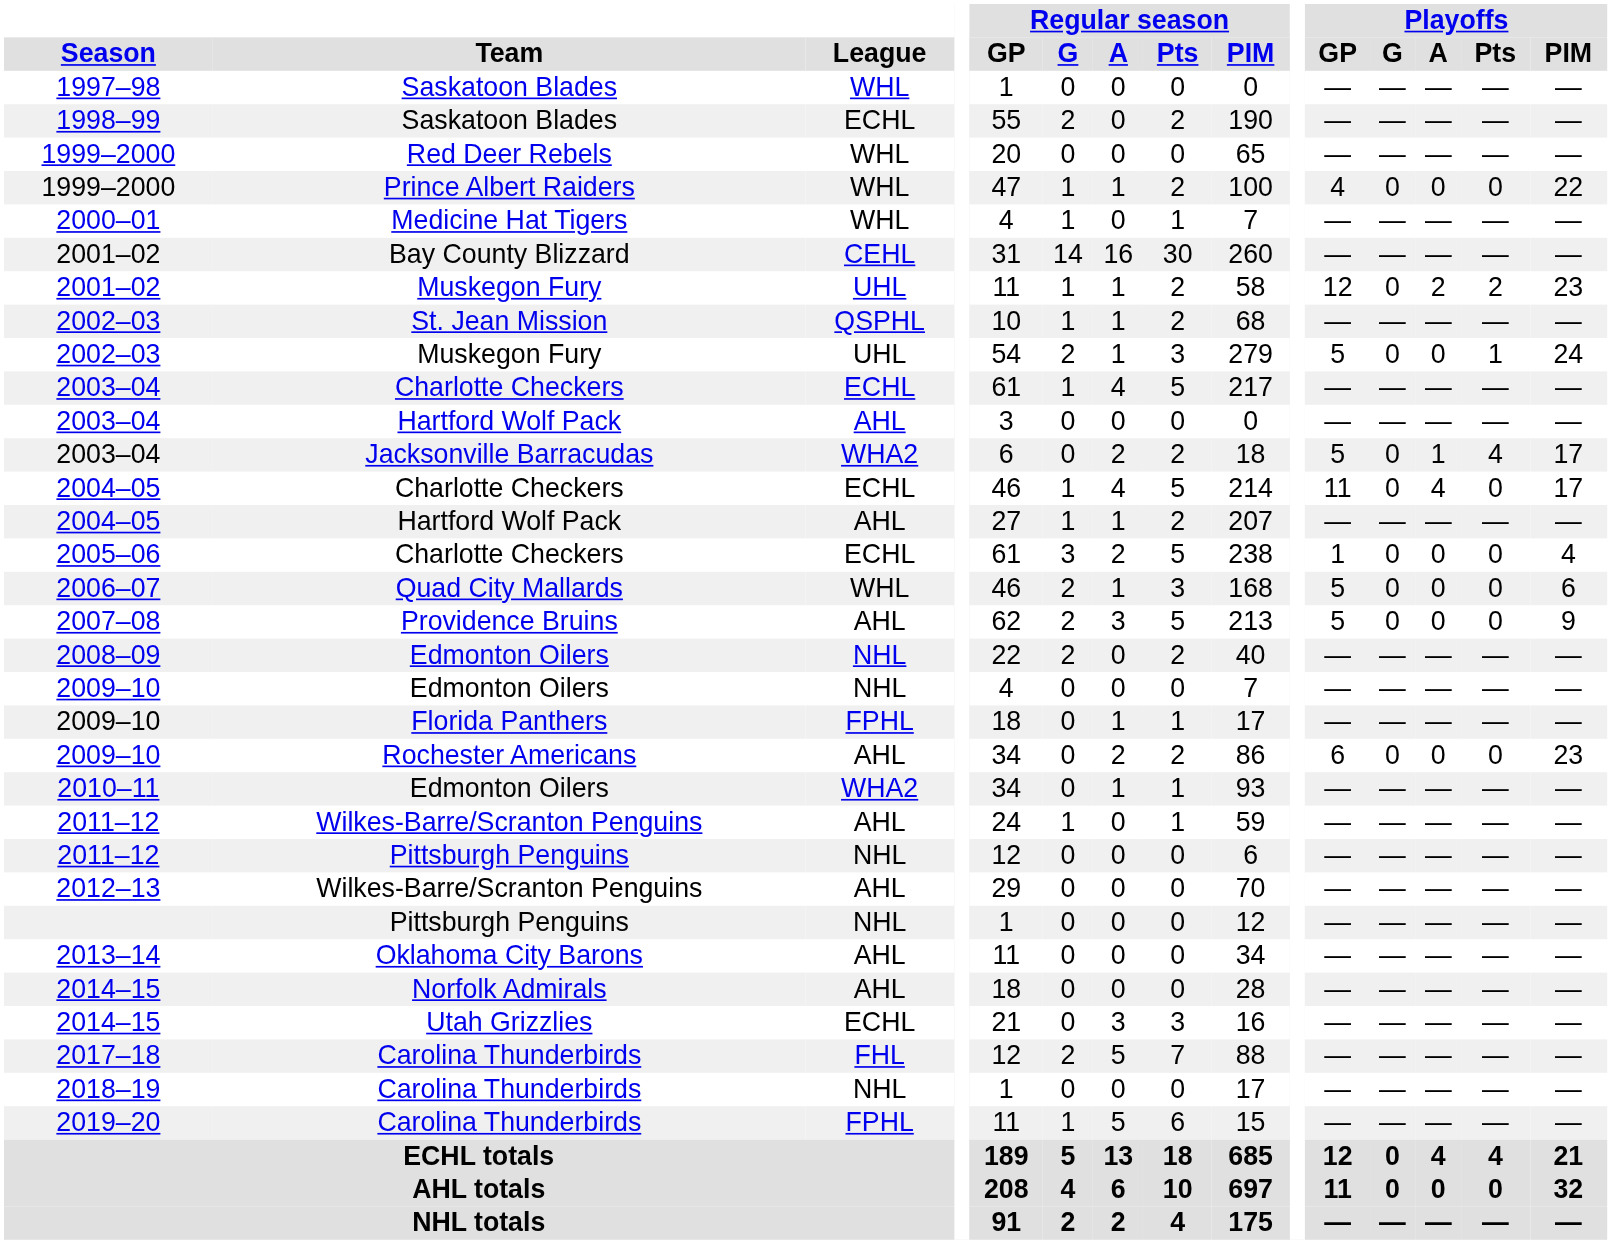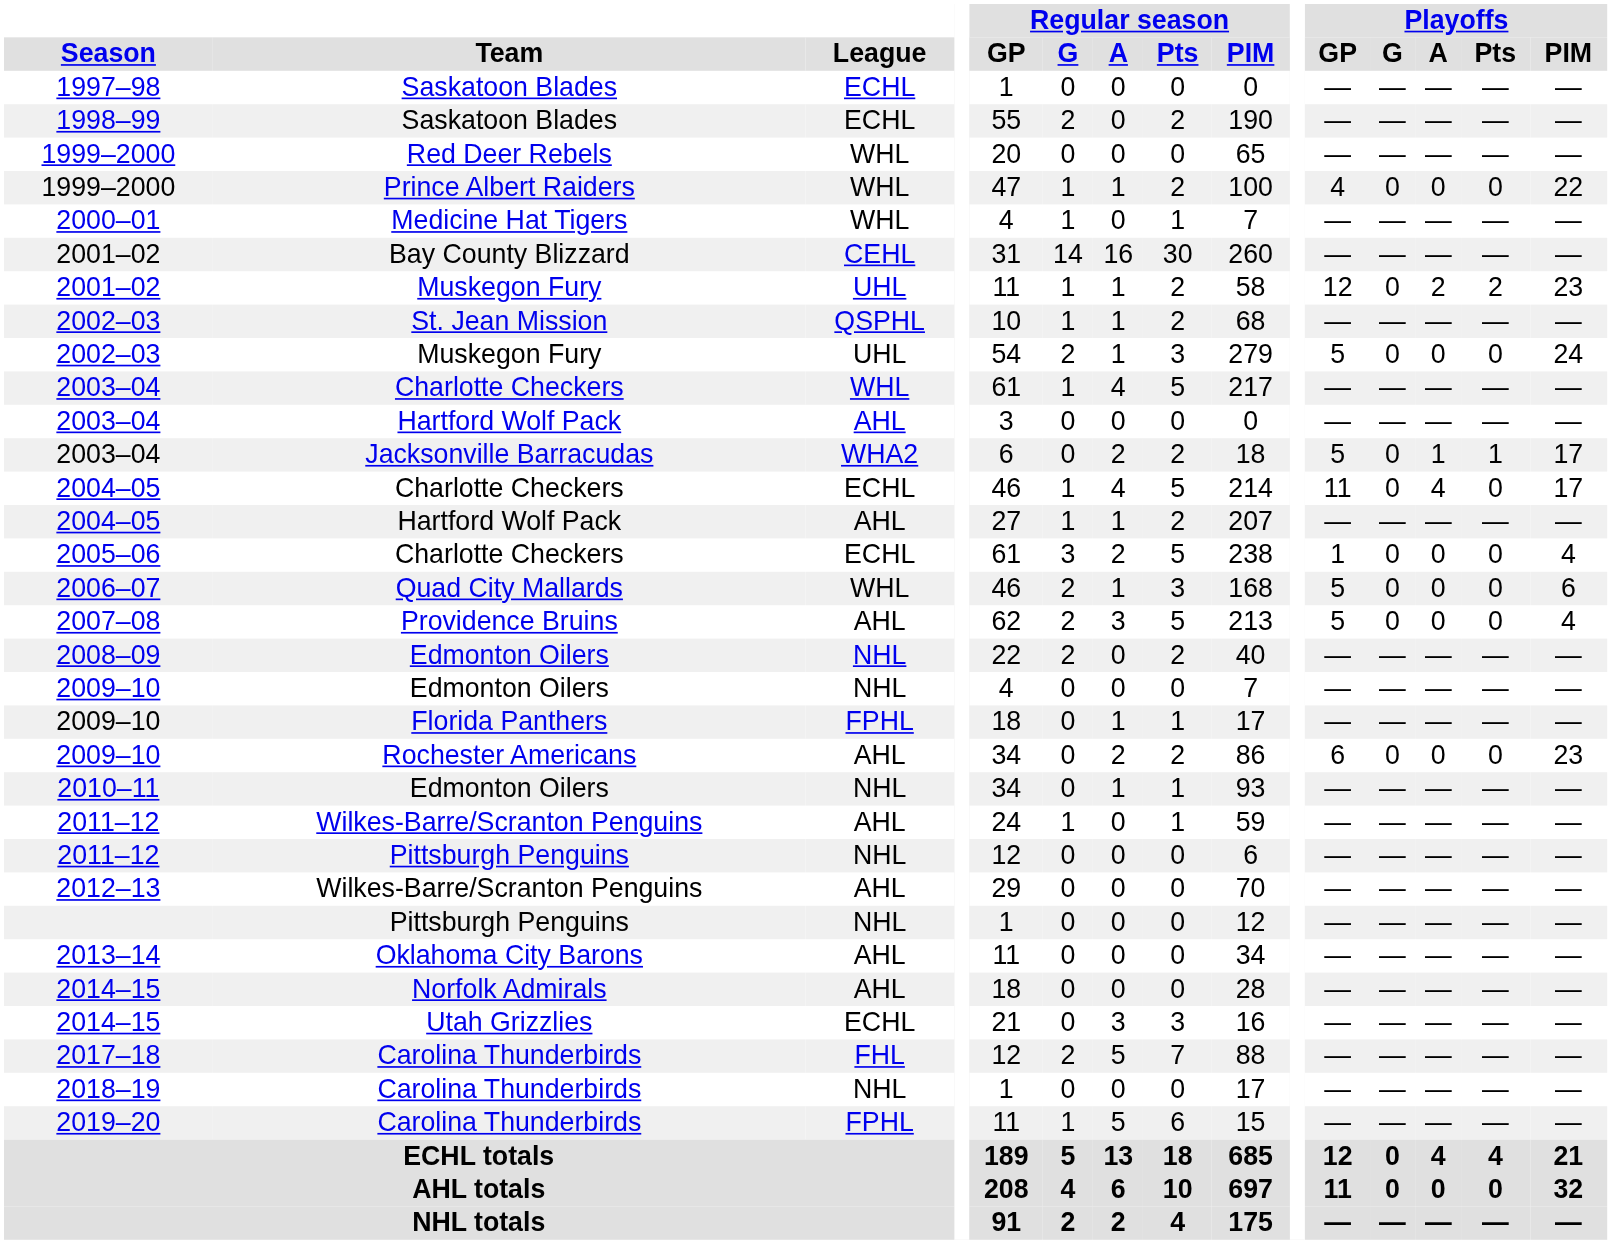(880, 87) WHL -> (880, 87) ECHL
(1495, 354) 1 -> (1495, 354) 0
(880, 387) ECHL -> (880, 387) WHL
(1495, 454) 4 -> (1495, 454) 1
(1568, 621) 9 -> (1568, 621) 4
(880, 788) WHA2 -> (880, 788) NHL
